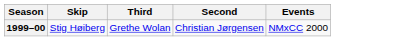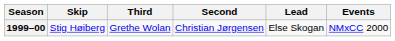+ column: (296, 12)
